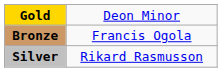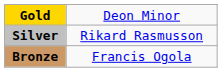rows swapped: (35, 56) <-> (35, 36)
